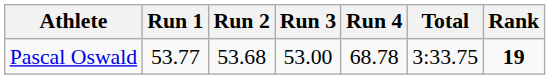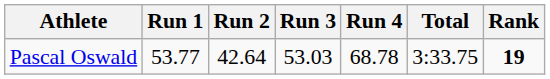(242, 56) 53.68 -> (242, 56) 42.64
(308, 56) 53.00 -> (308, 56) 53.03
